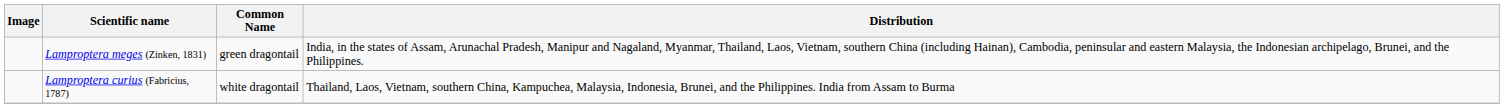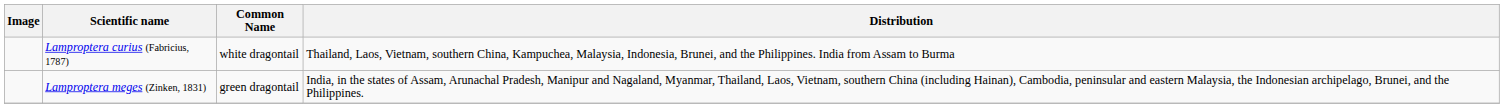rows swapped: (117, 86) <-> (126, 53)
